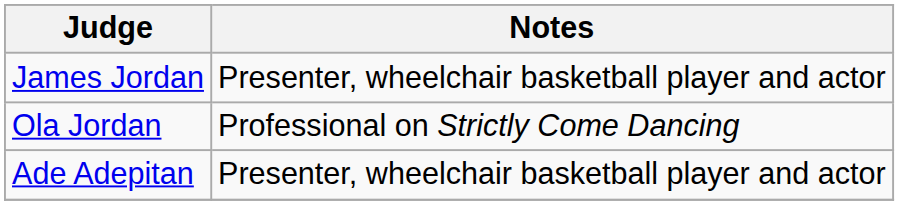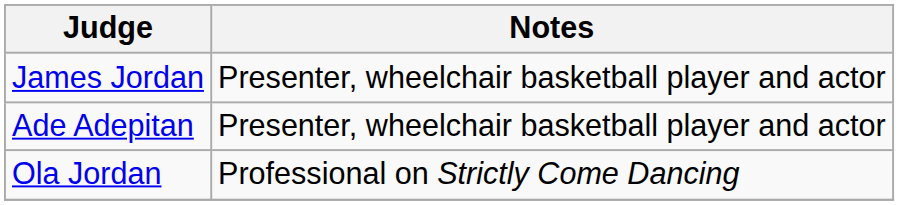rows swapped: (87, 125) <-> (103, 174)
